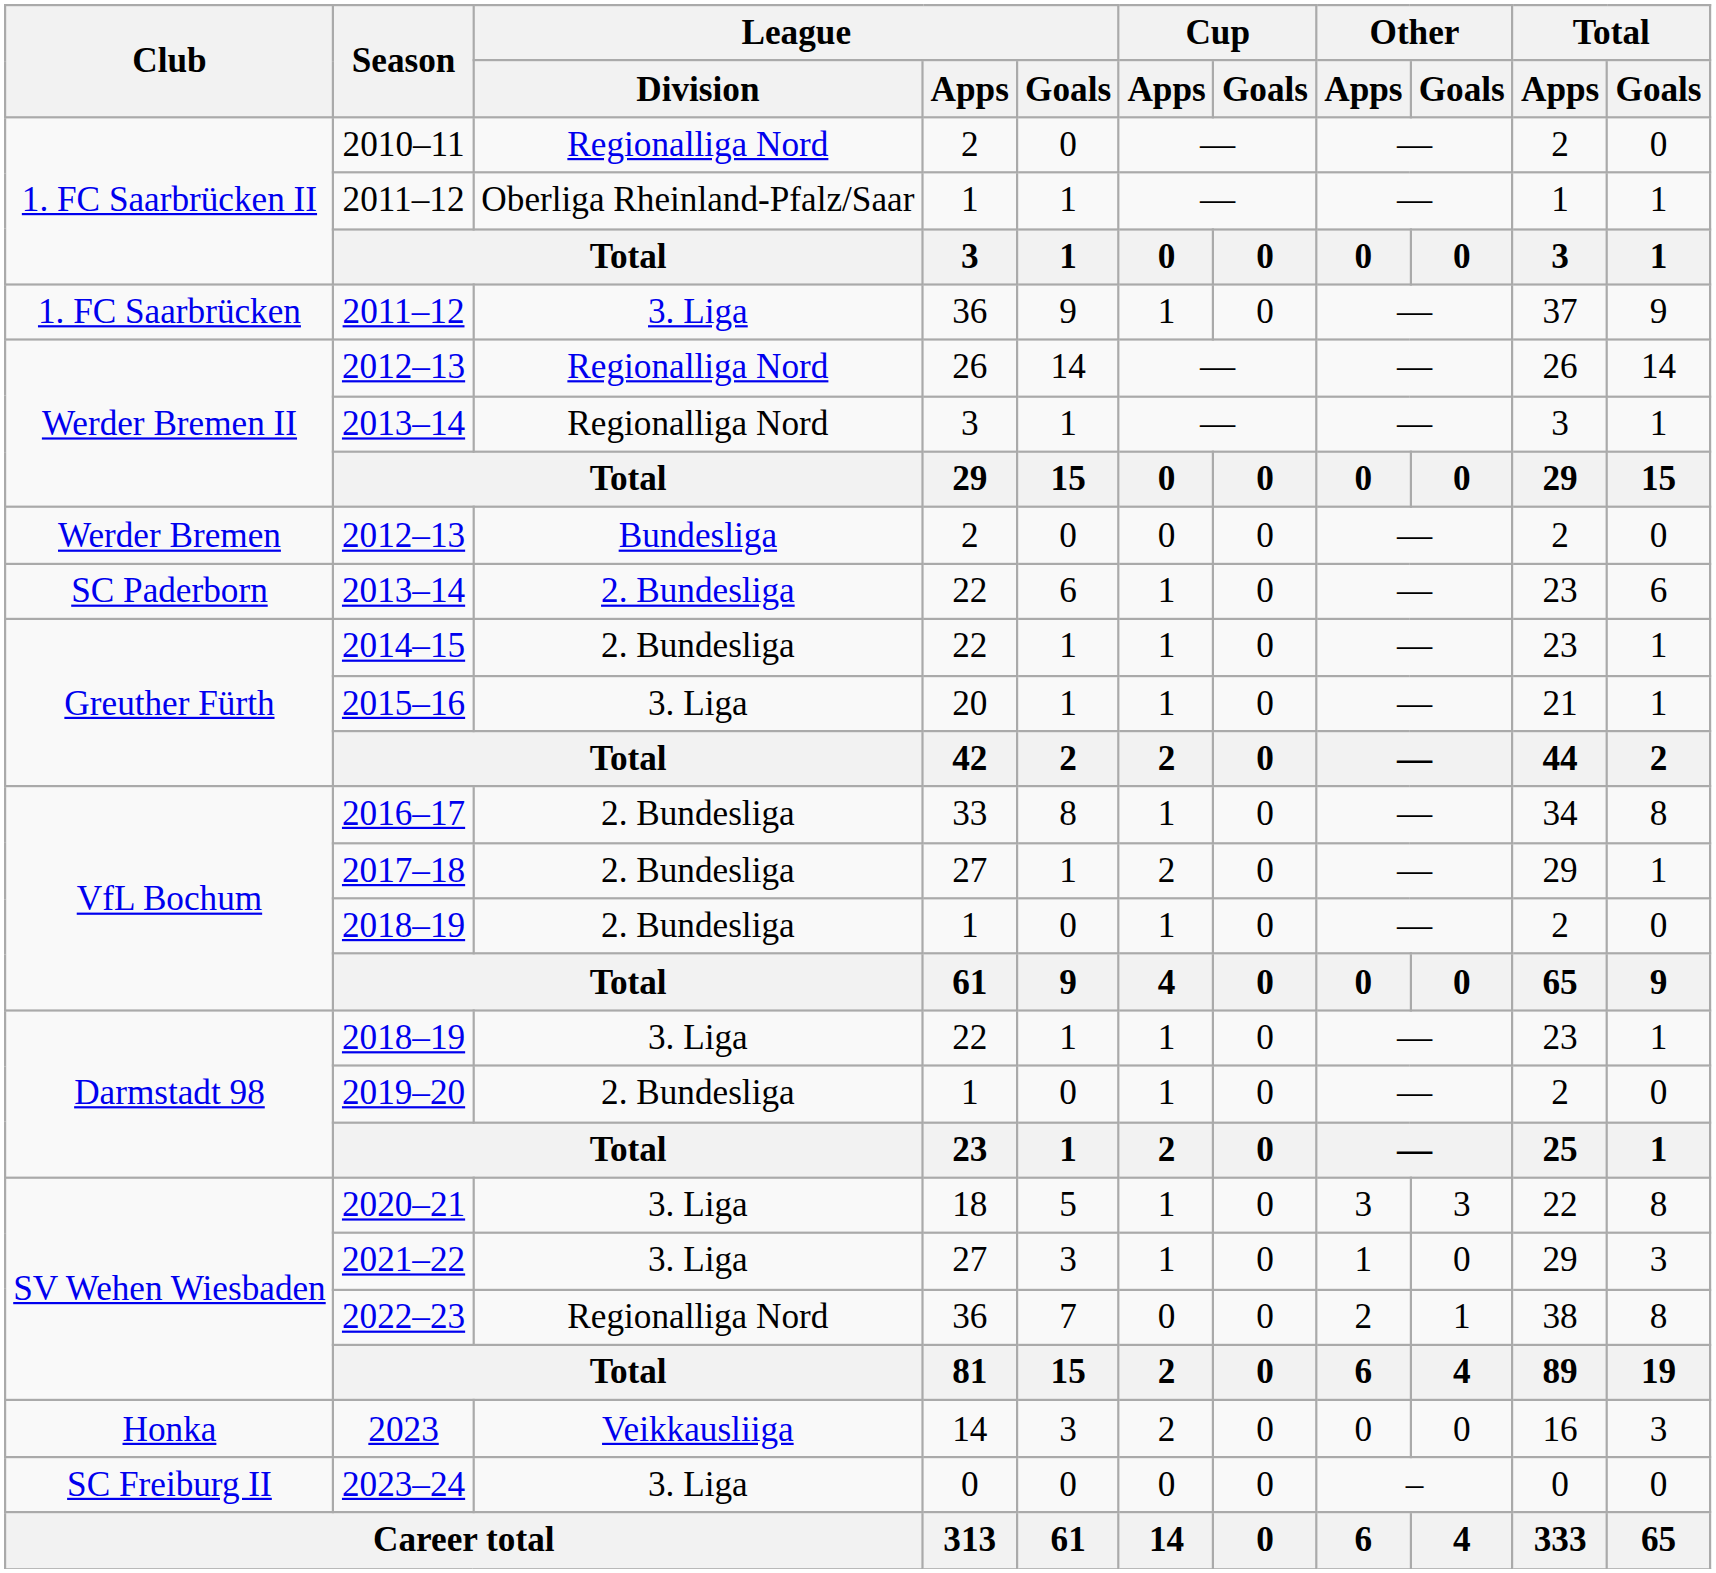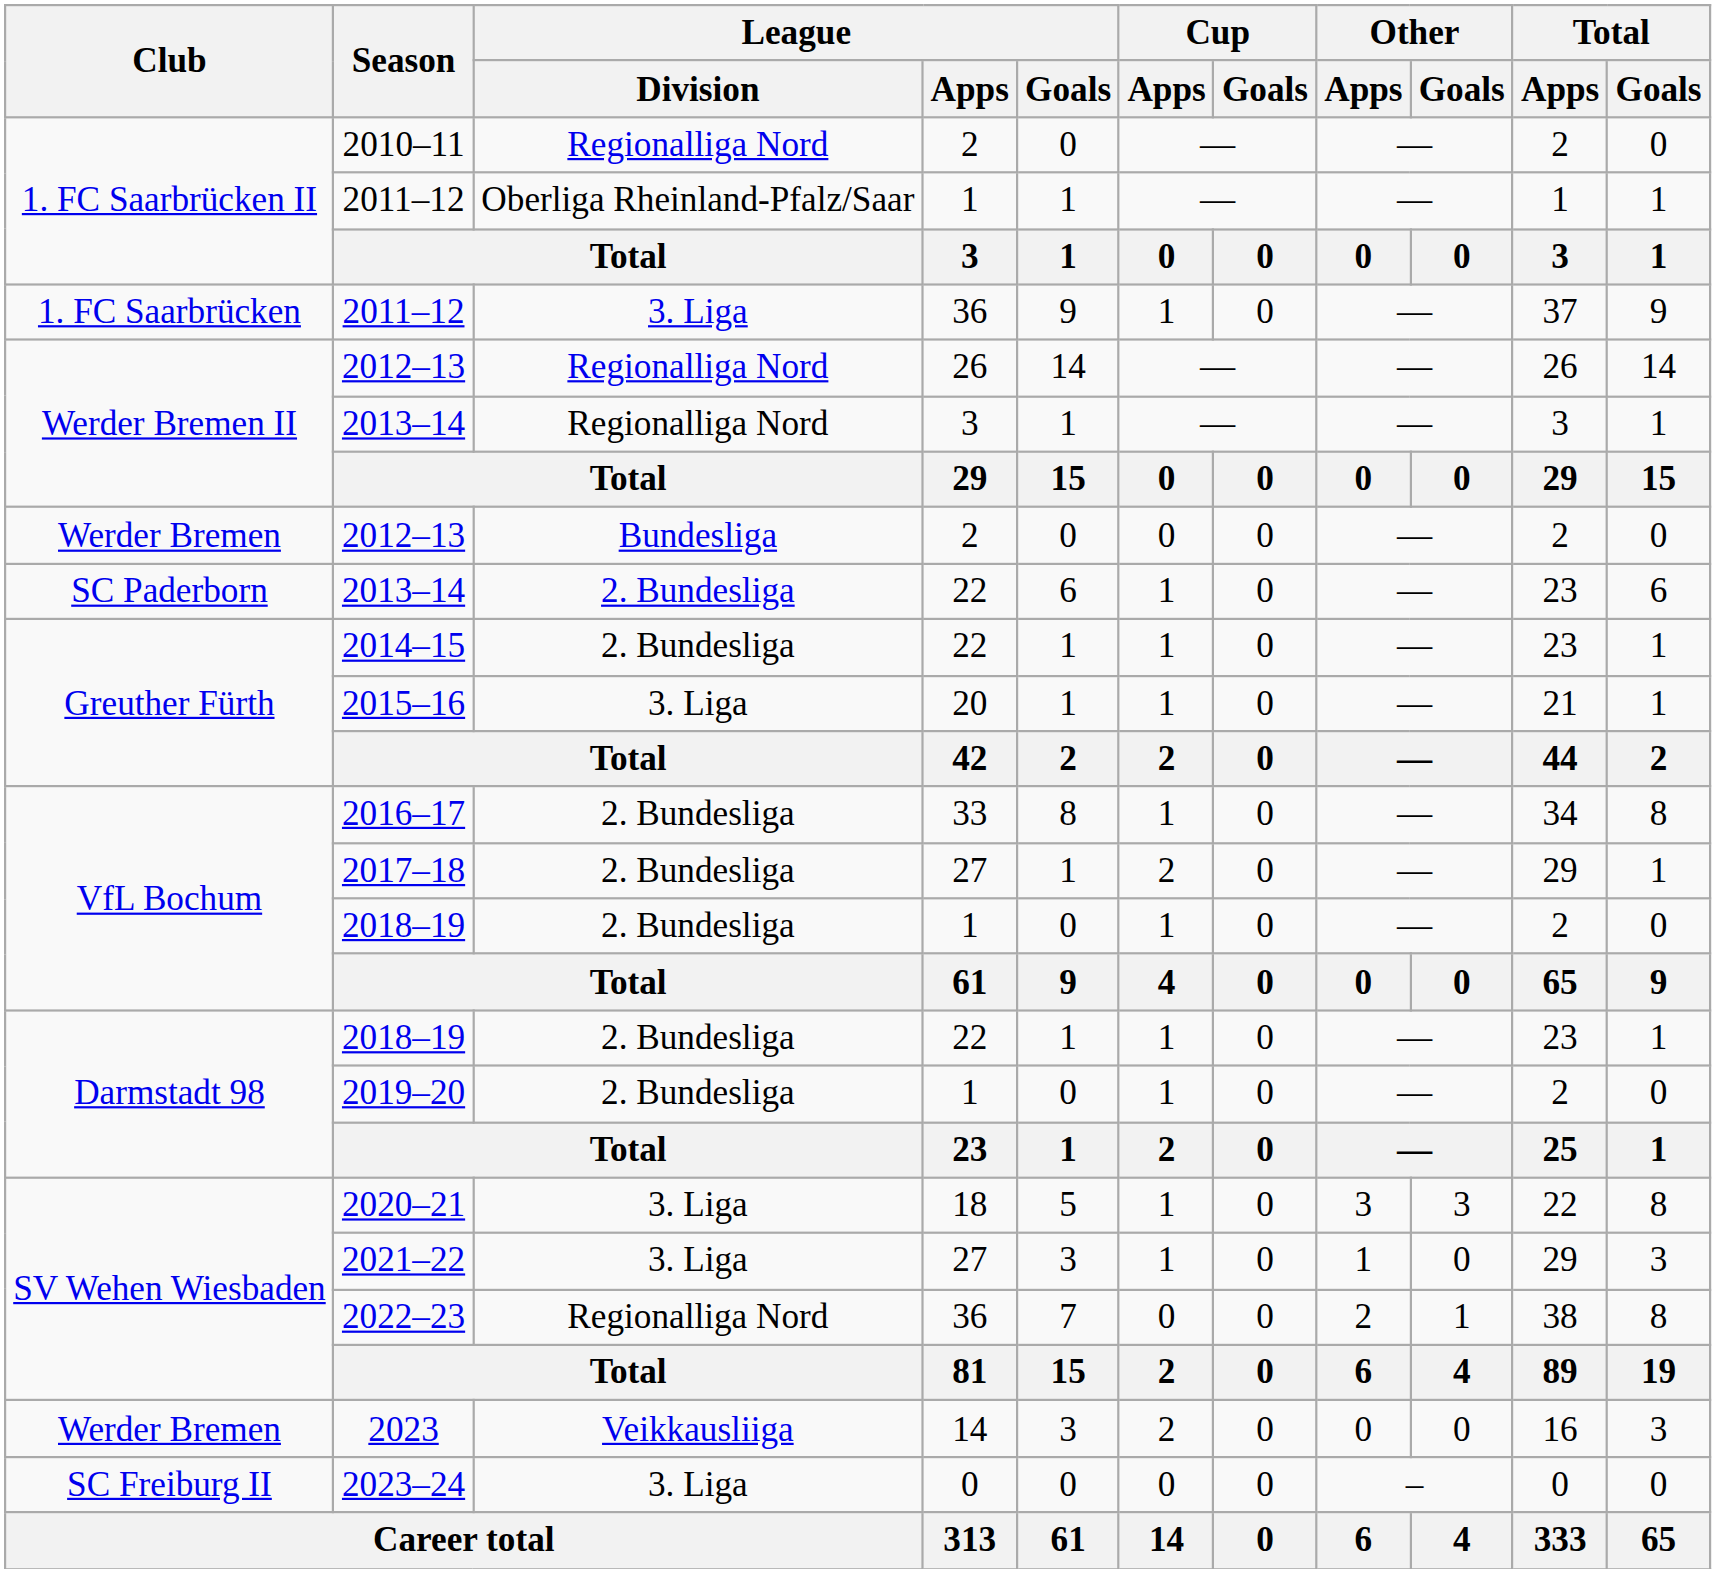(698, 1037) 3. Liga -> (698, 1037) 2. Bundesliga
(169, 1428) Honka -> (169, 1428) Werder Bremen
